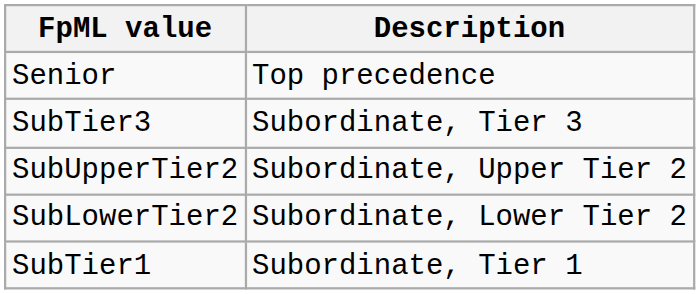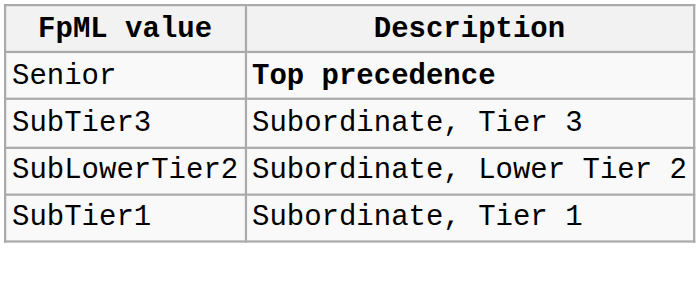(374, 76) normal -> (374, 76) bold
- row: (125, 170)
